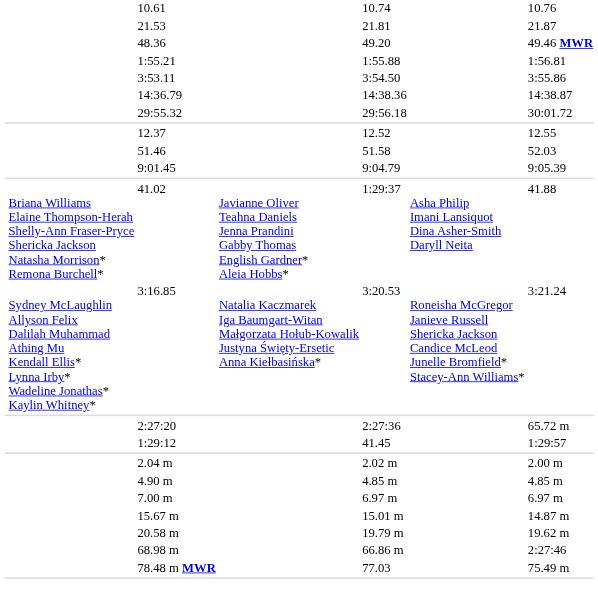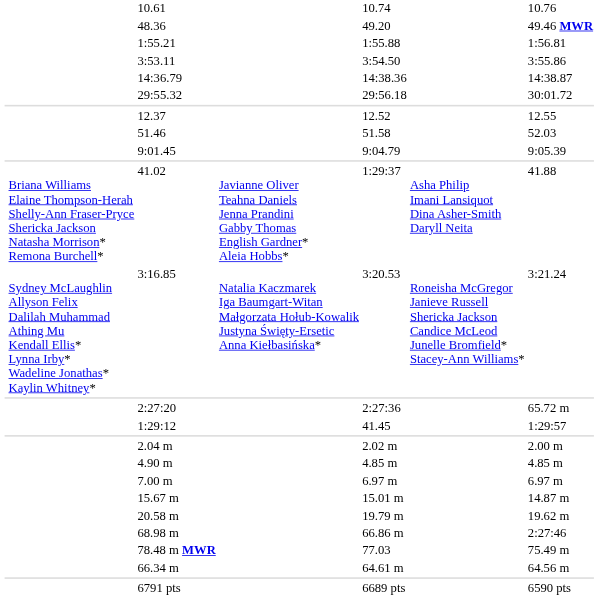- row: (71, 26)
+ row: (71, 568)
+ row: (71, 588)
